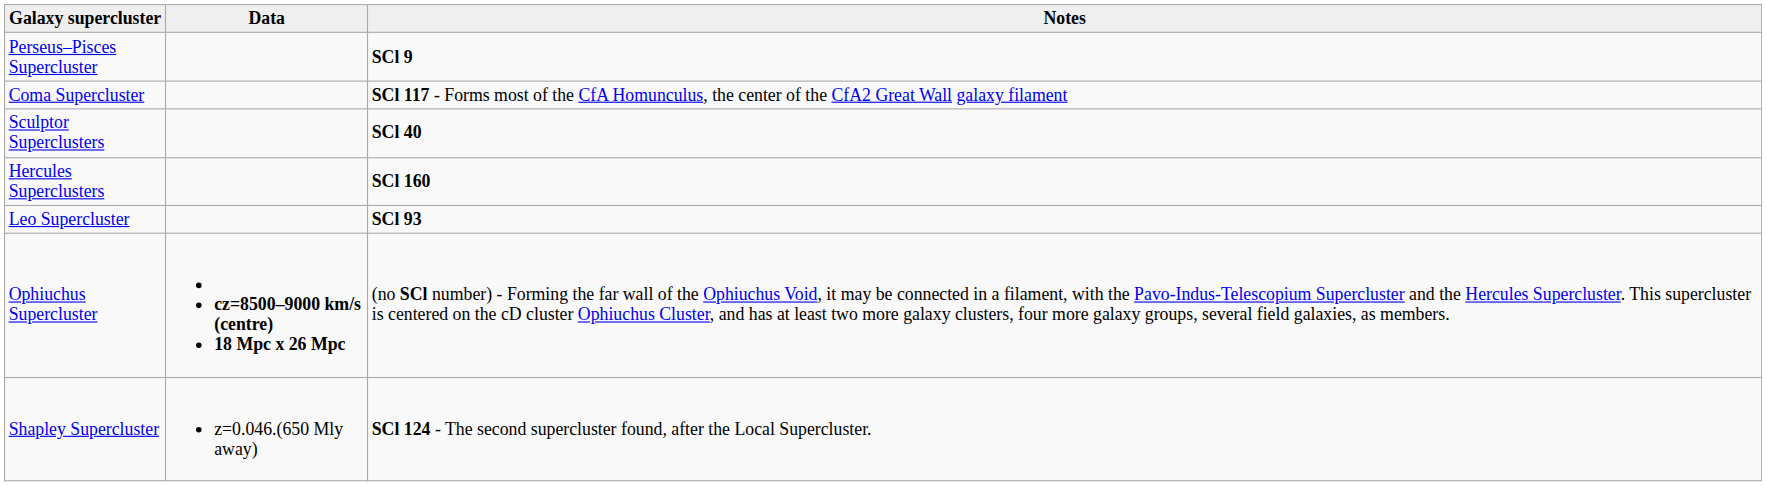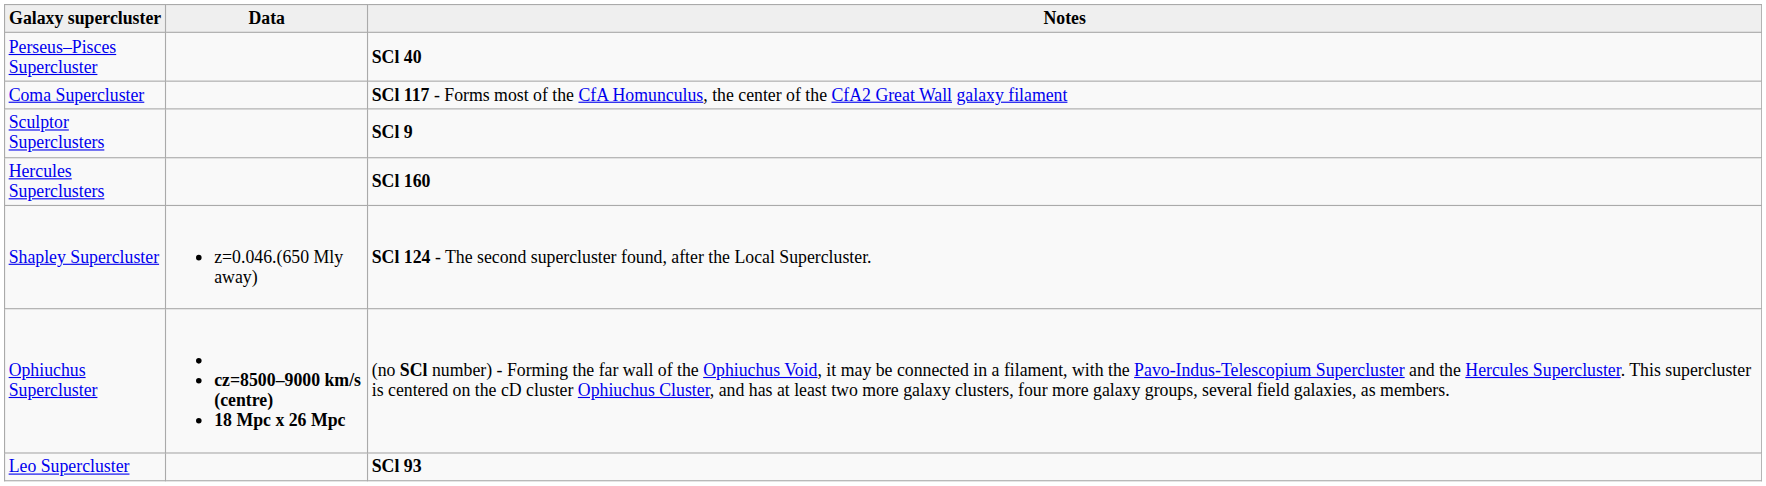(392, 56) SCl 9 -> (397, 56) SCl 40
(397, 133) SCl 40 -> (392, 133) SCl 9
rows swapped: (69, 219) <-> (84, 428)
